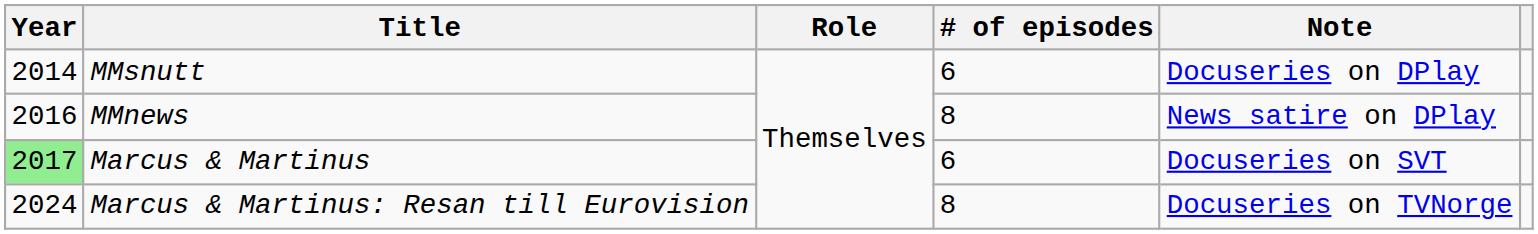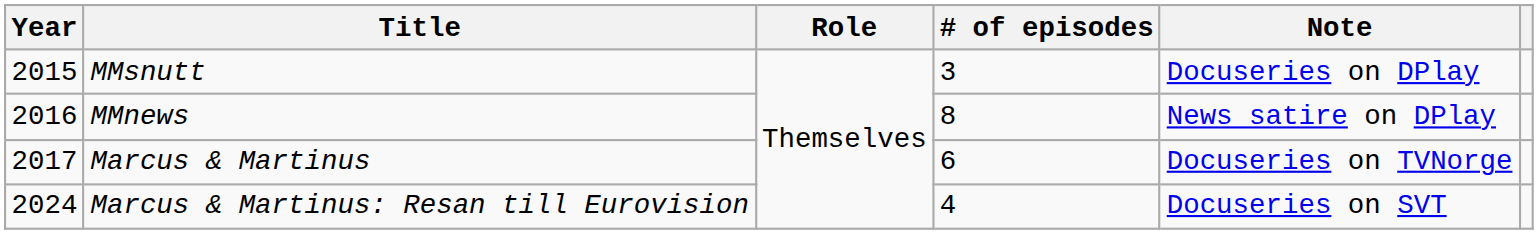(45, 72) 2014 -> (45, 72) 2015
(948, 72) 6 -> (948, 72) 3
(45, 162) lightgreen background -> (45, 162) no background
(1307, 162) Docuseries on SVT -> (1340, 162) Docuseries on TVNorge
(948, 206) 8 -> (948, 206) 4
(1340, 206) Docuseries on TVNorge -> (1307, 206) Docuseries on SVT
